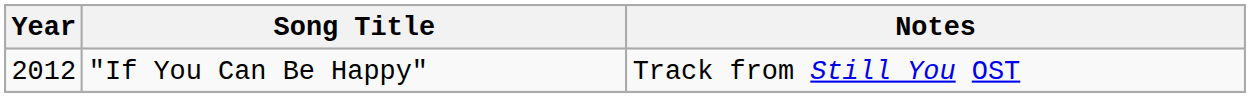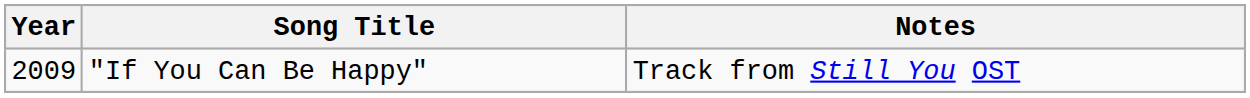(44, 71) 2012 -> (44, 71) 2009
